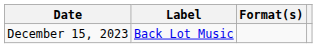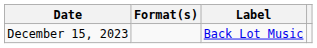columns swapped: (271, 14) <-> (184, 14)
